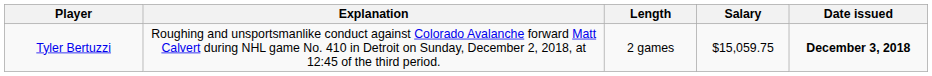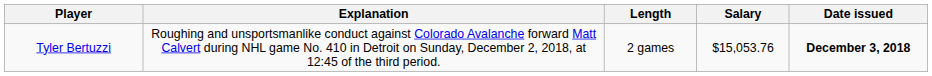(743, 47) $15,059.75 -> (743, 47) $15,053.76
